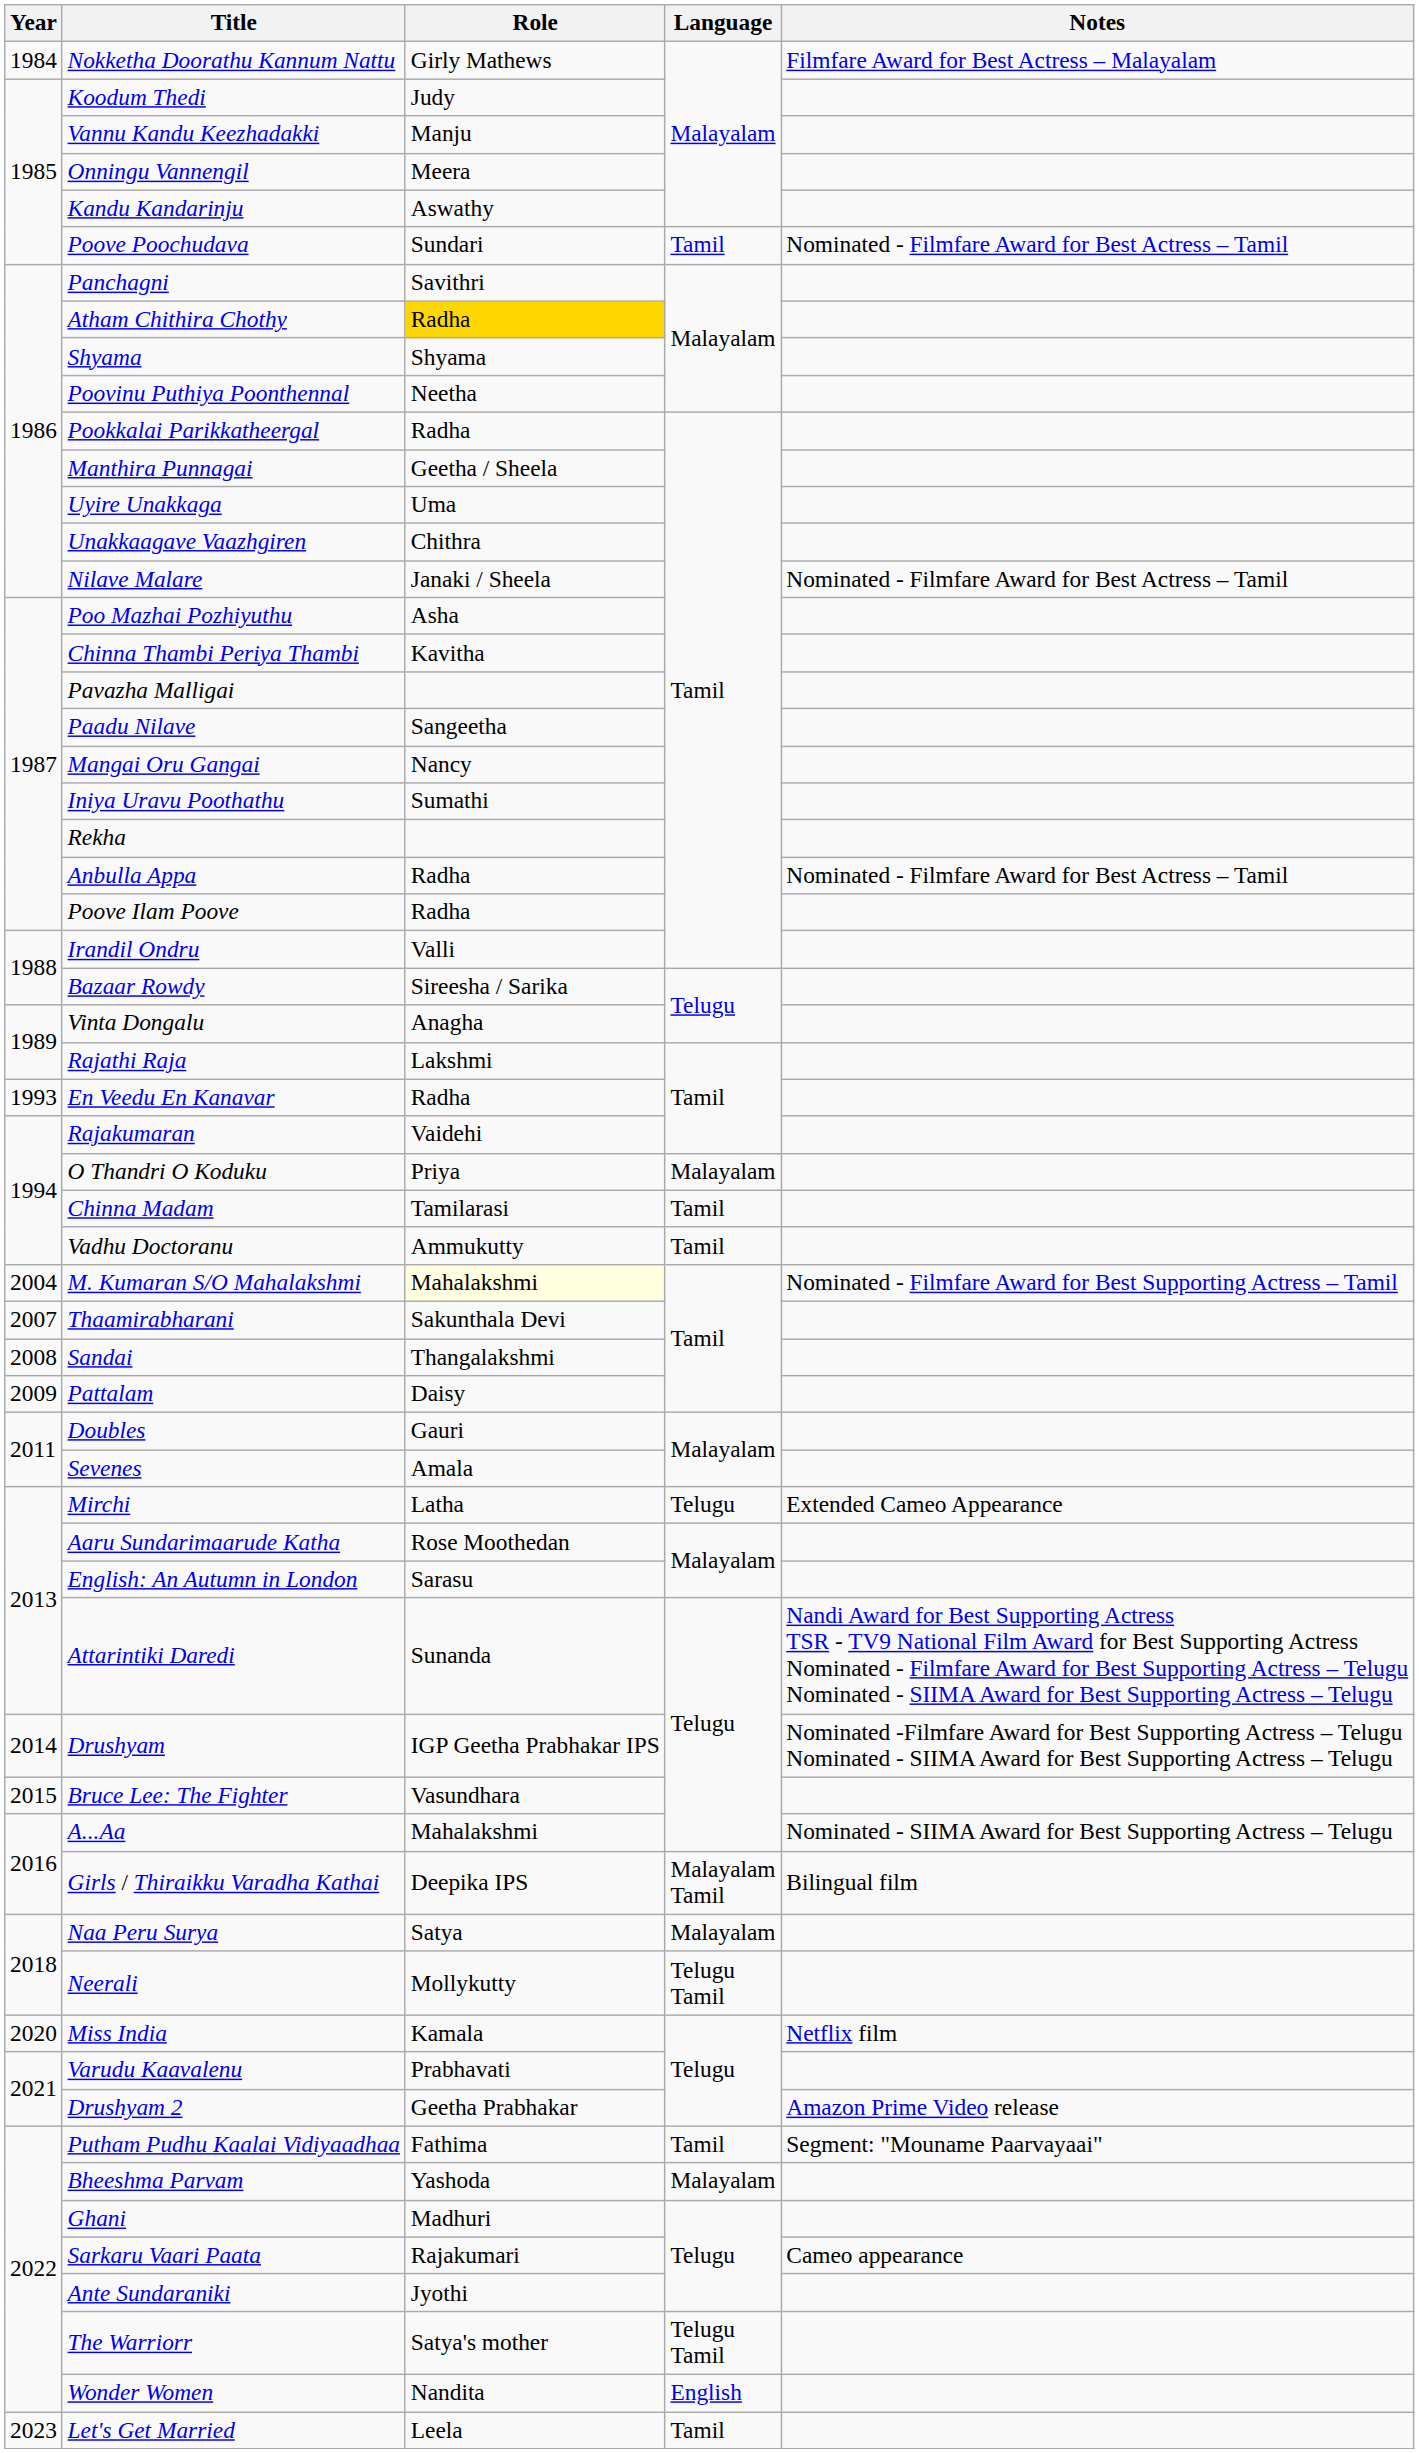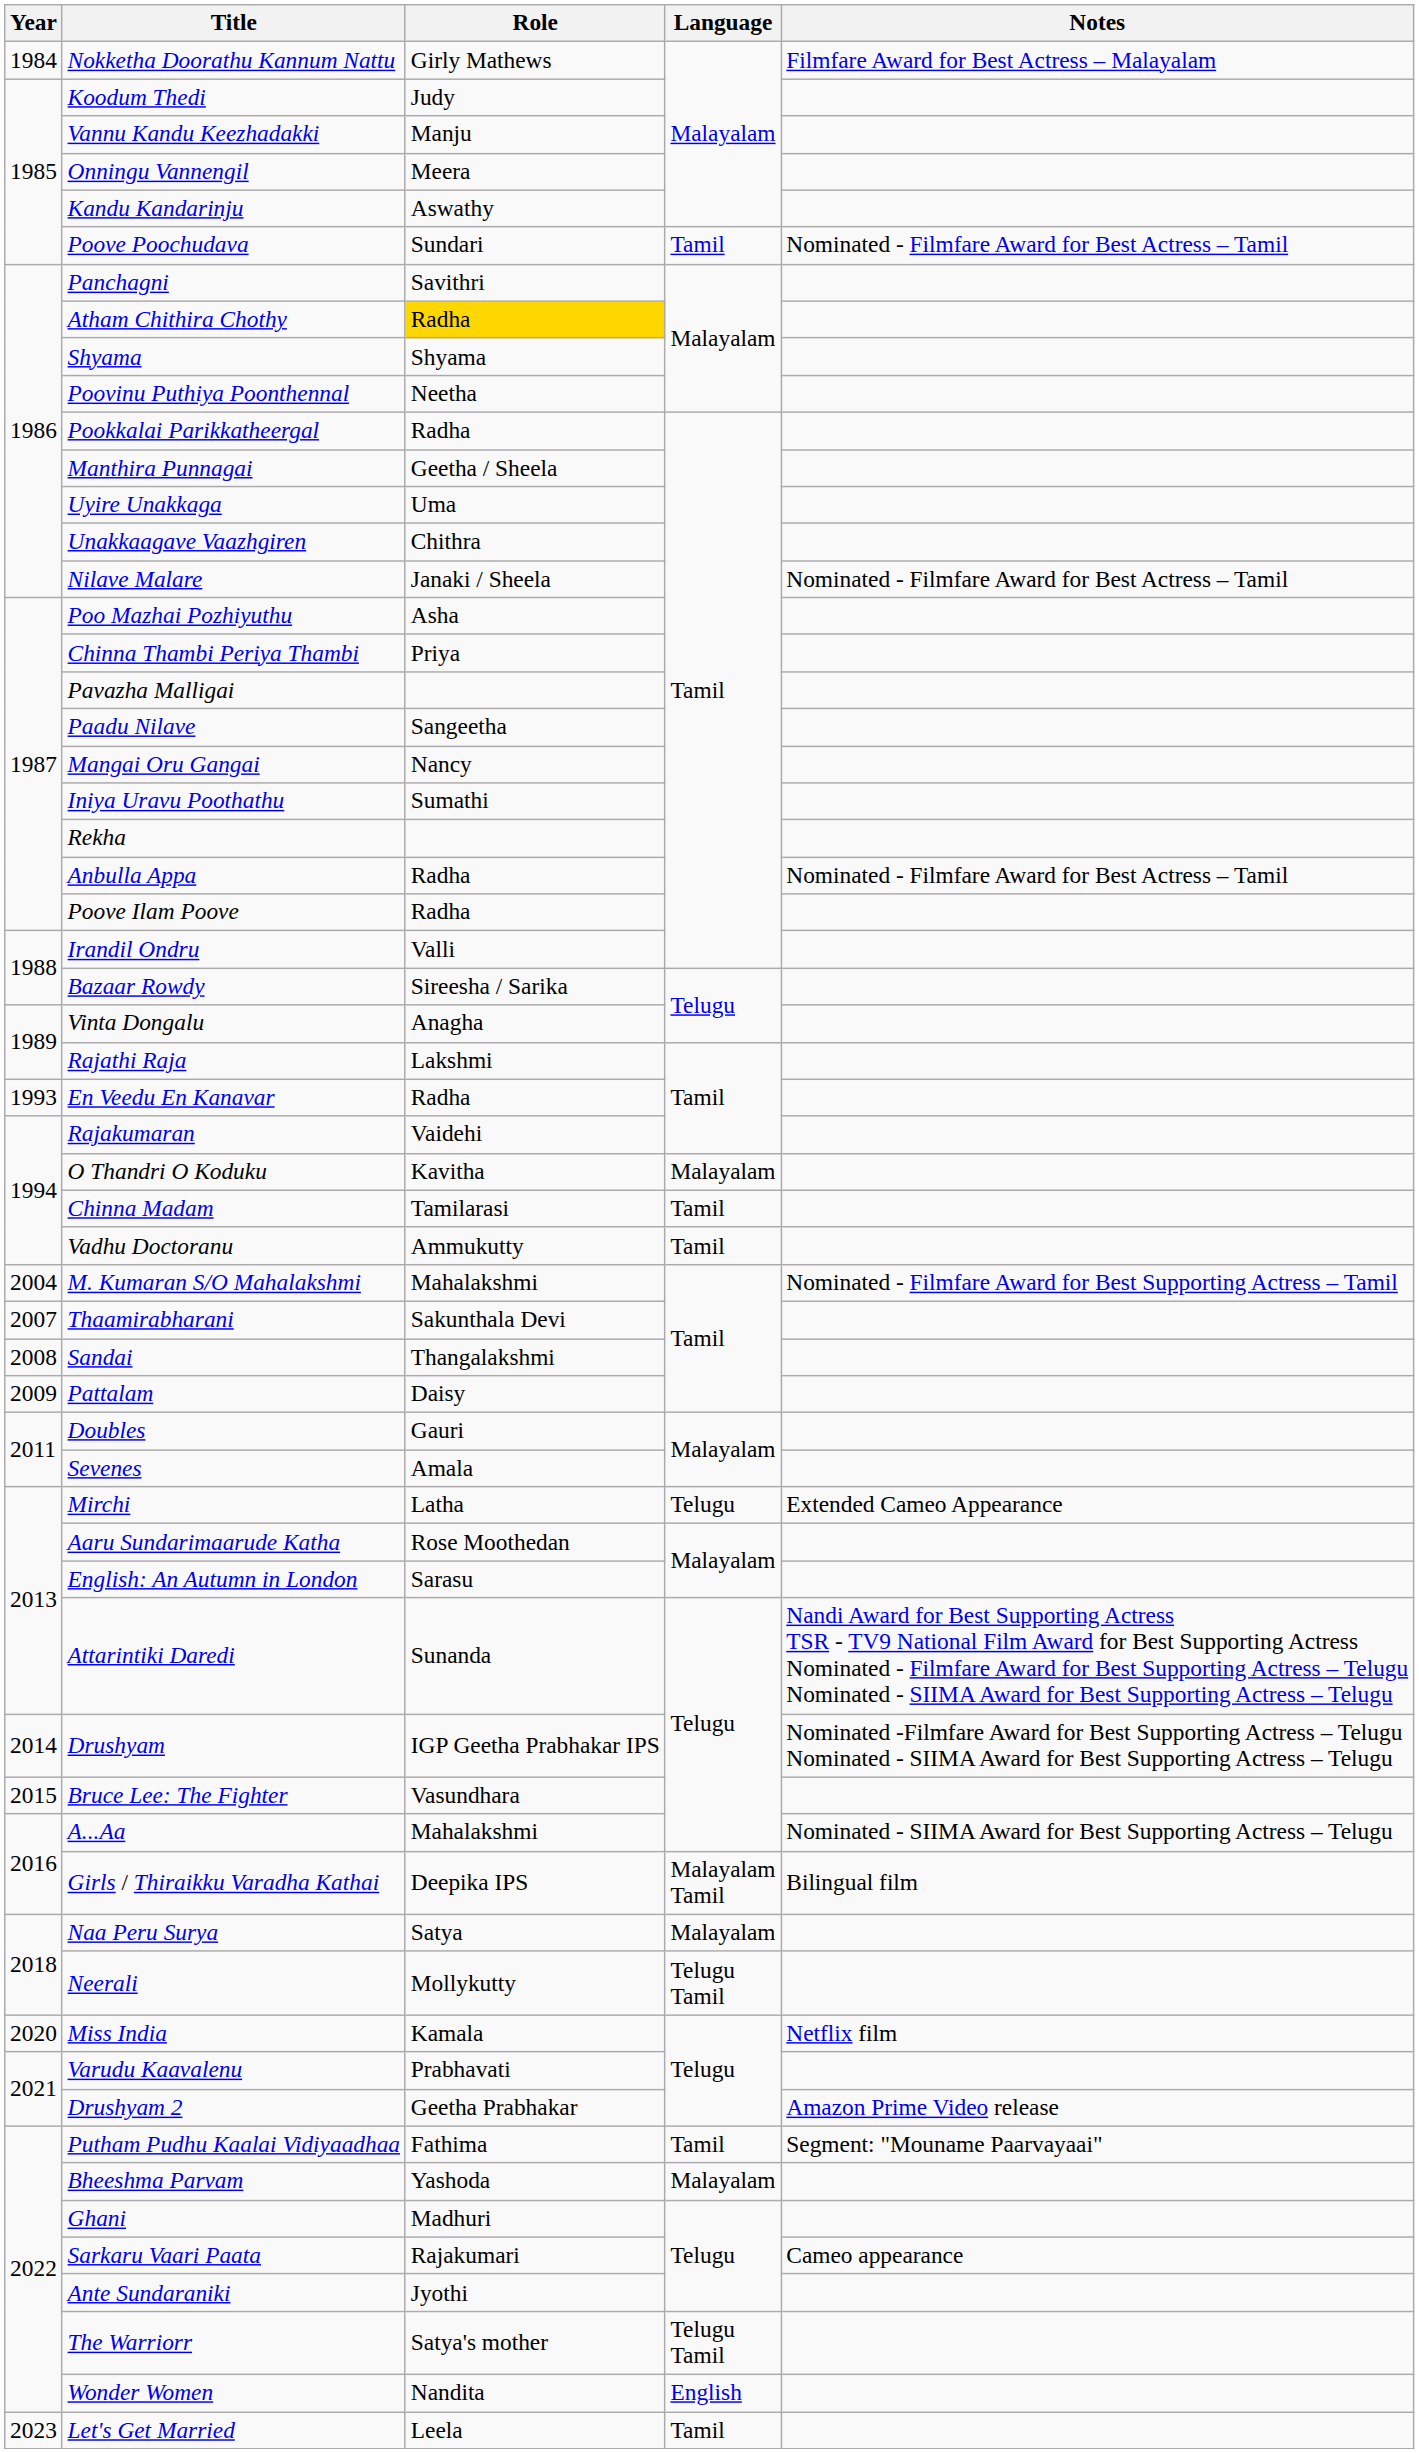(448, 652) Kavitha -> (435, 652) Priya
(435, 1171) Priya -> (448, 1171) Kavitha
(474, 1282) lightyellow background -> (474, 1282) no background
